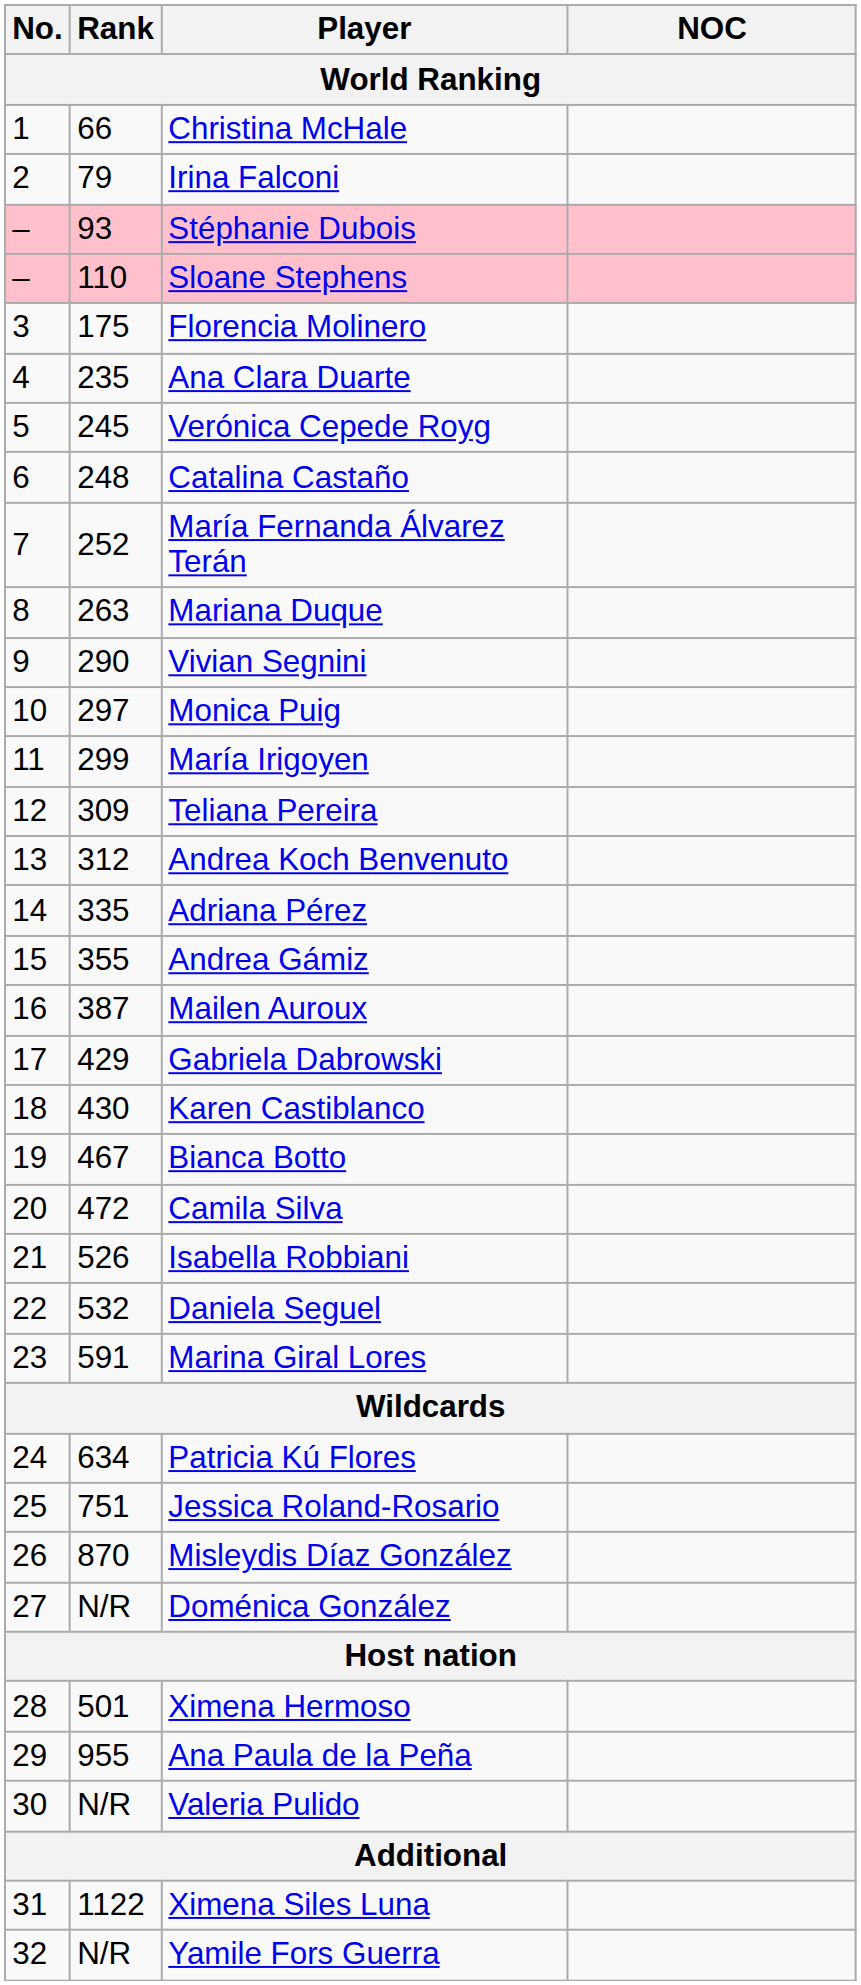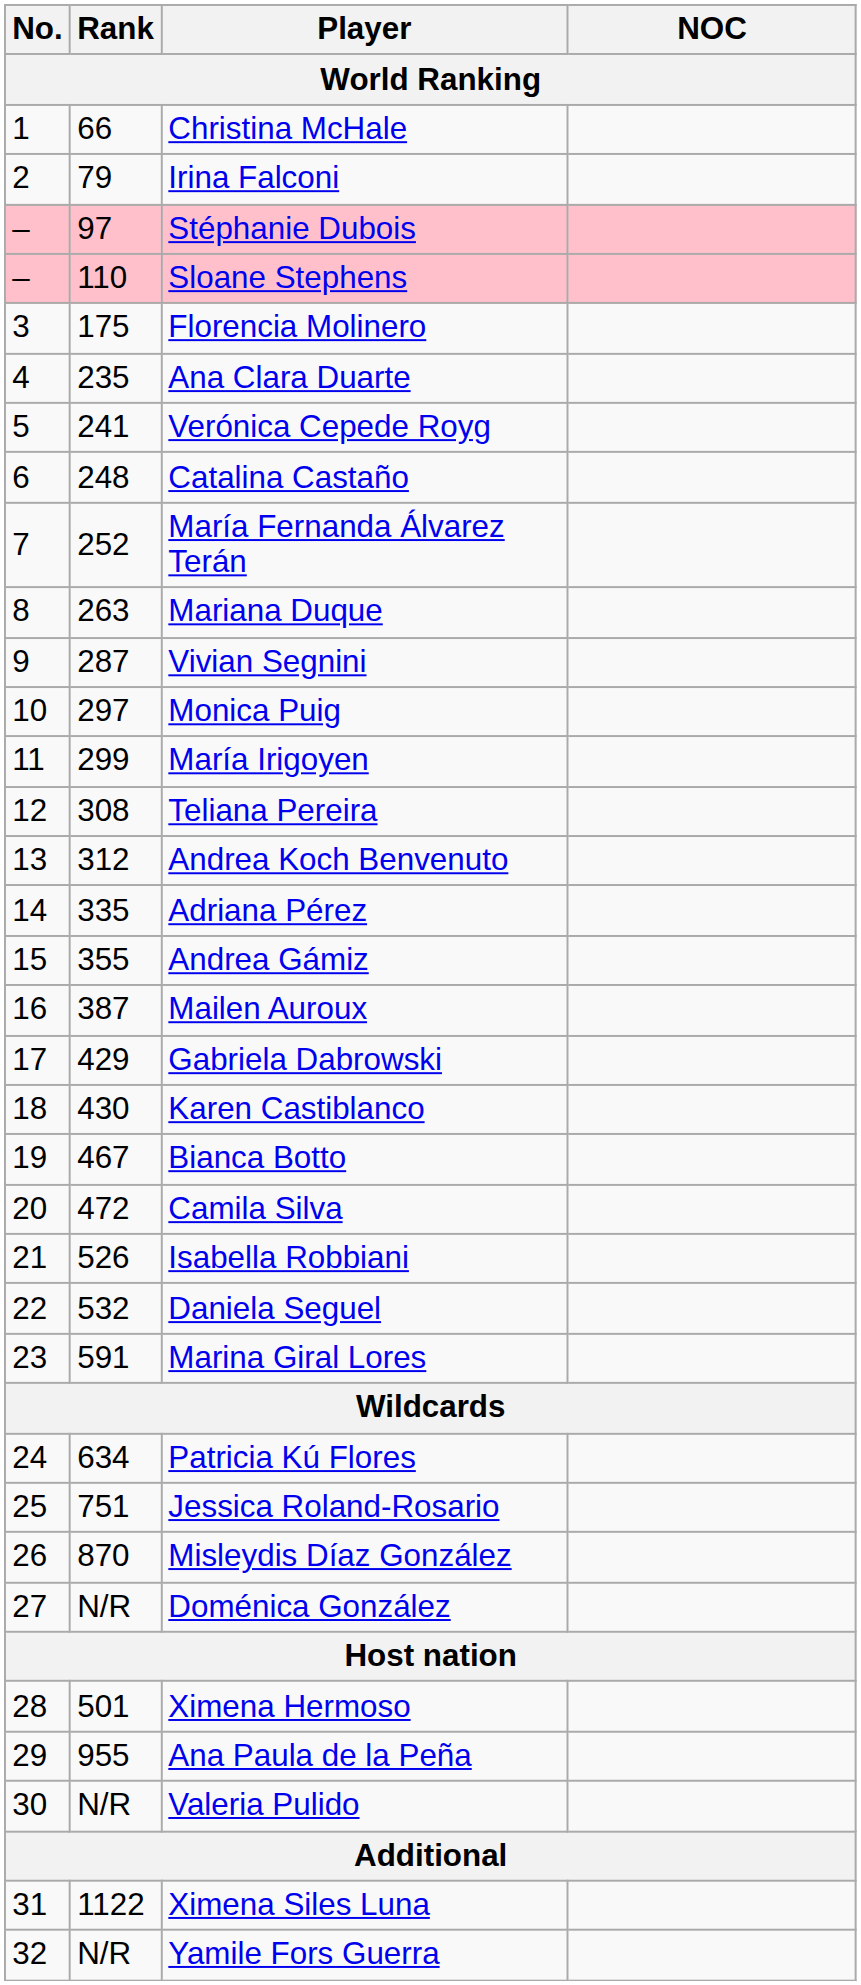(95, 228) 93 -> (95, 228) 97
(103, 427) 245 -> (103, 427) 241
(103, 661) 290 -> (103, 661) 287
(103, 810) 309 -> (103, 810) 308
